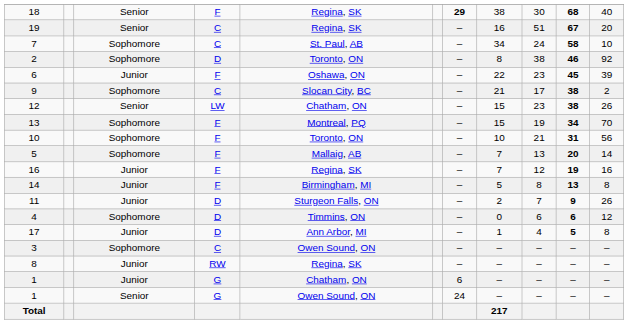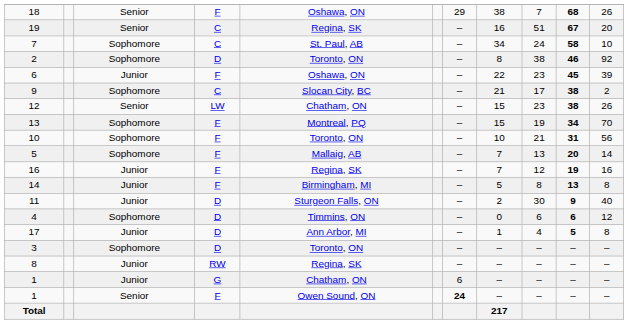(336, 12) Regina, SK -> (336, 12) Oshawa, ON
(460, 12) bold -> (460, 12) normal
(539, 12) 30 -> (539, 12) 7
(607, 12) 40 -> (607, 12) 26
(539, 201) 7 -> (539, 201) 30
(607, 201) 26 -> (607, 201) 40
(217, 248) C -> (217, 248) D
(336, 248) Owen Sound, ON -> (336, 248) Toronto, ON
(217, 295) G -> (217, 295) F
(460, 295) normal -> (460, 295) bold
